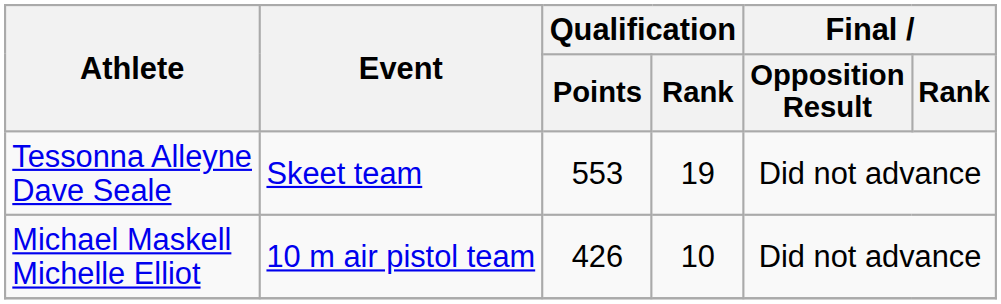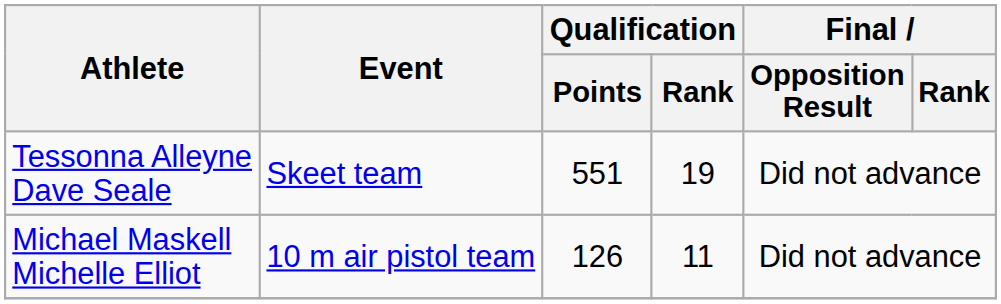(597, 174) 553 -> (597, 174) 551
(597, 257) 426 -> (597, 257) 126
(698, 257) 10 -> (698, 257) 11
